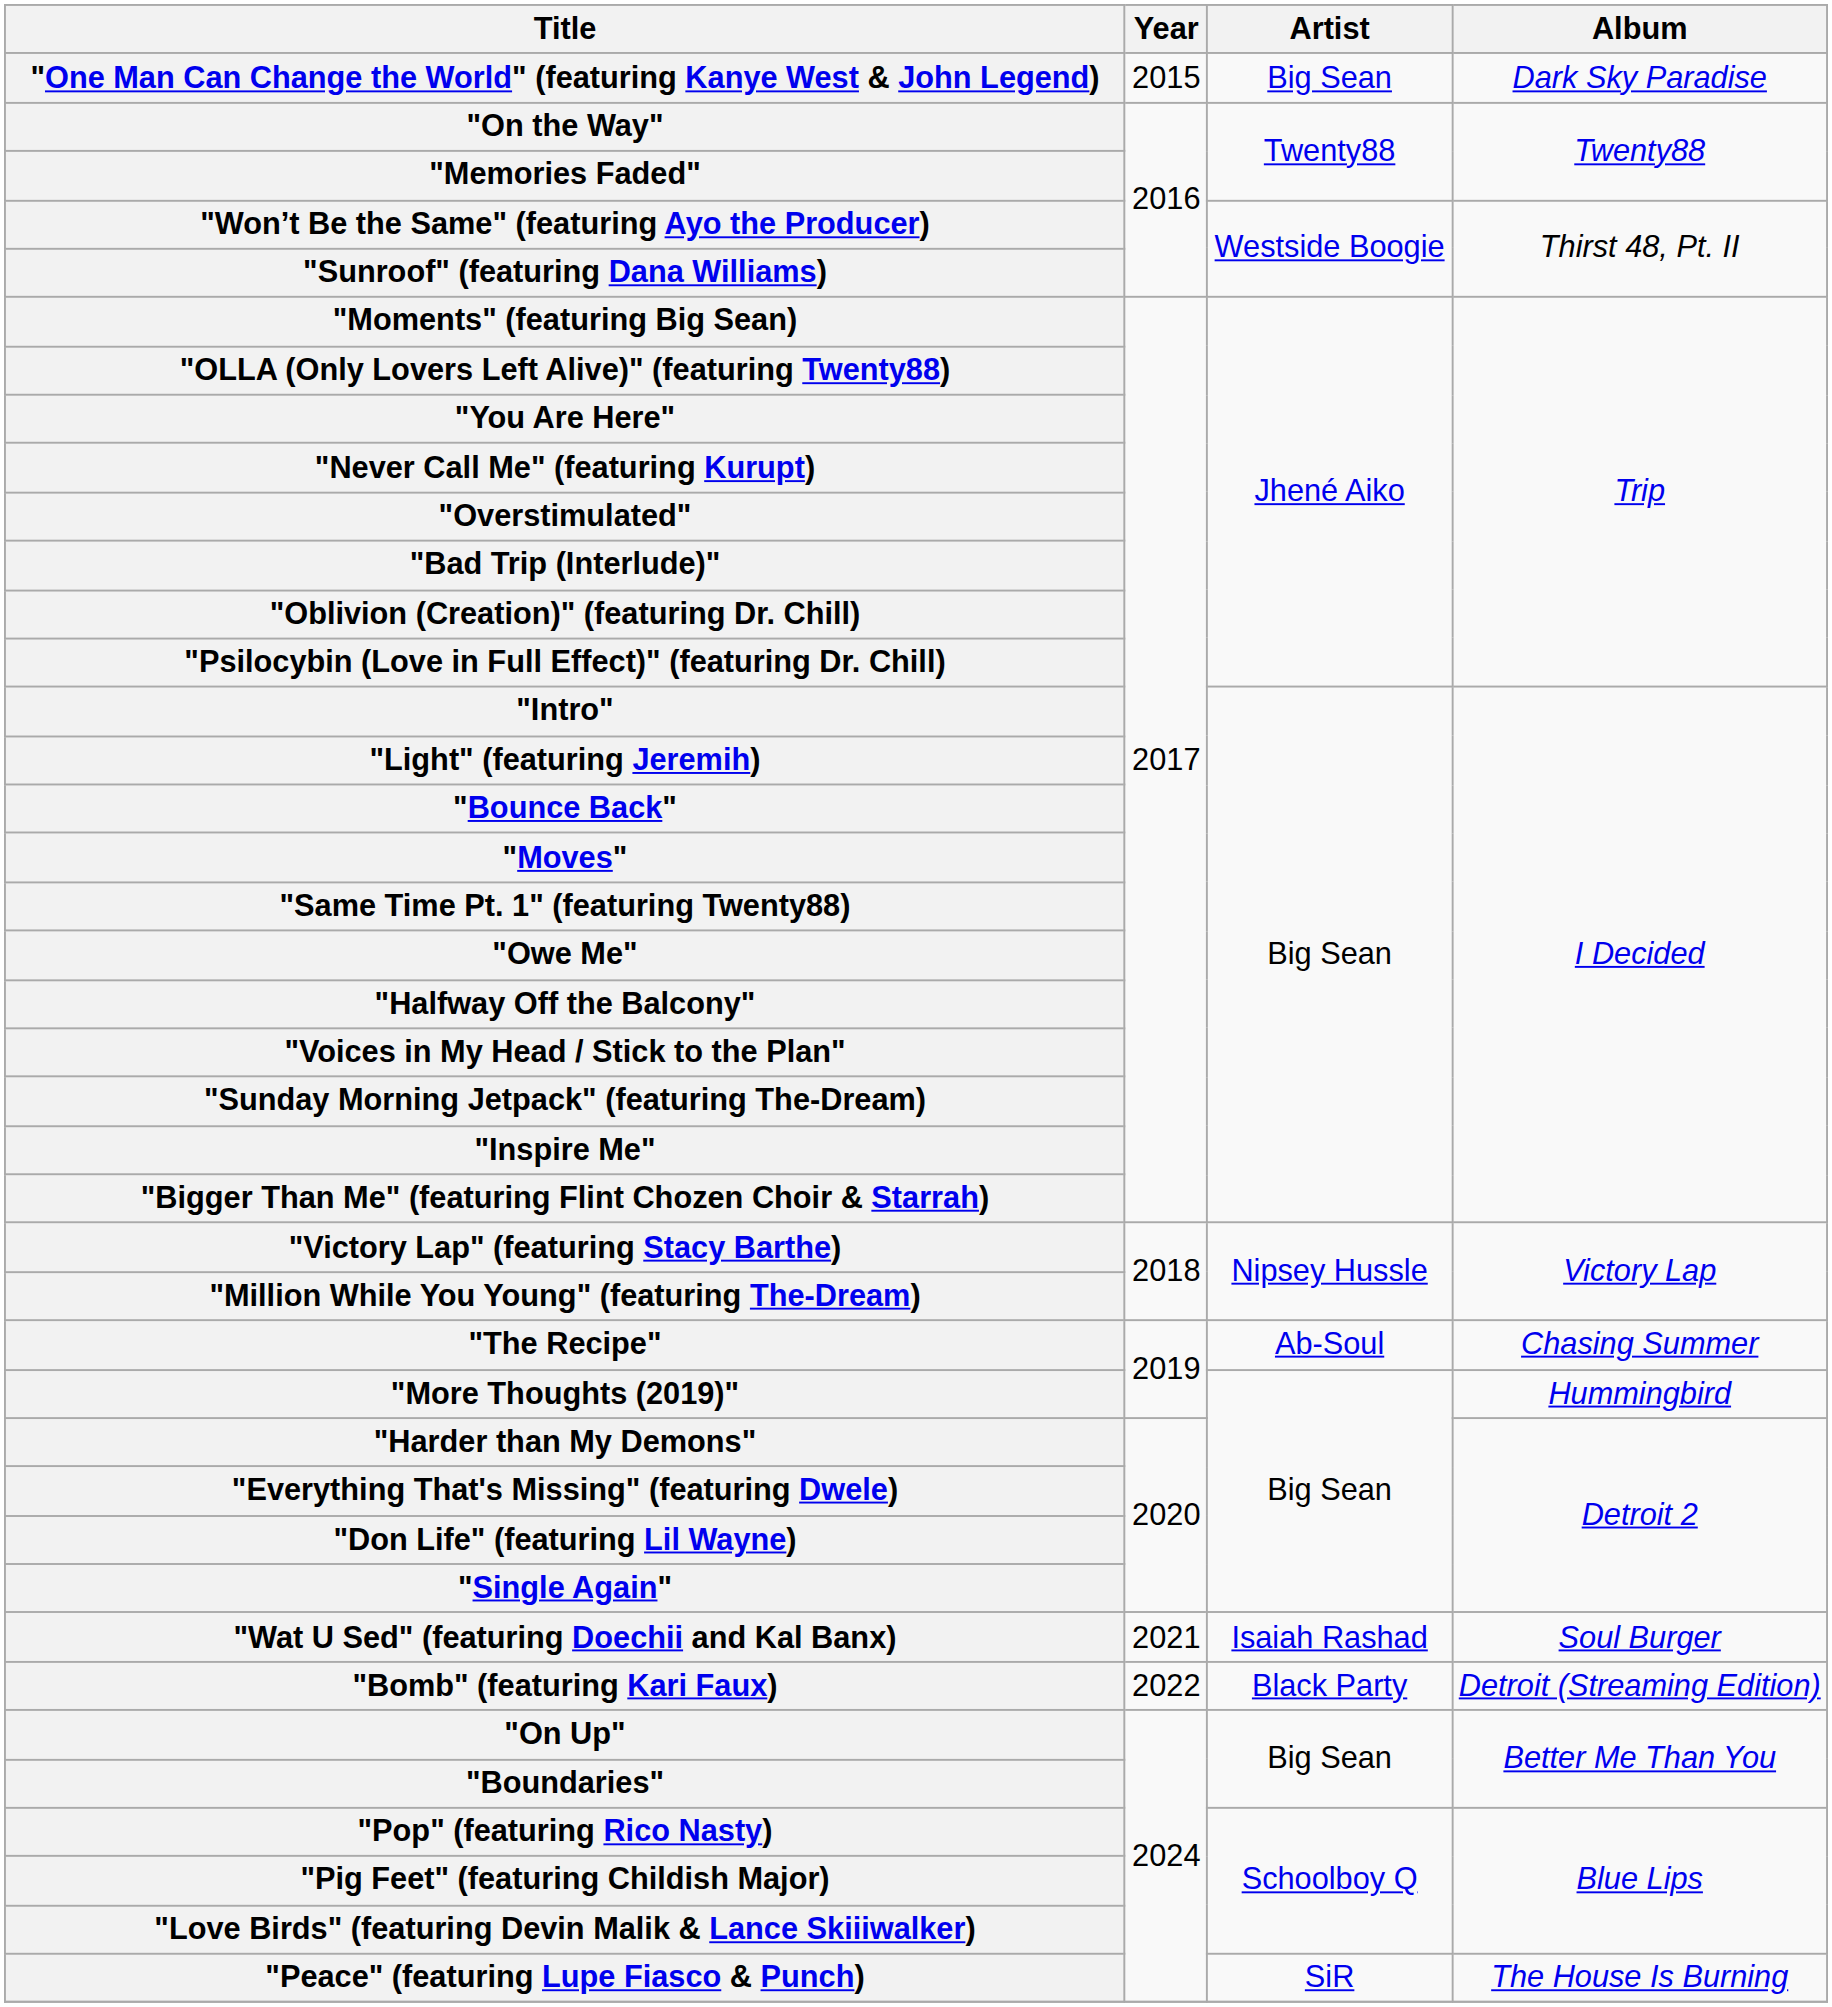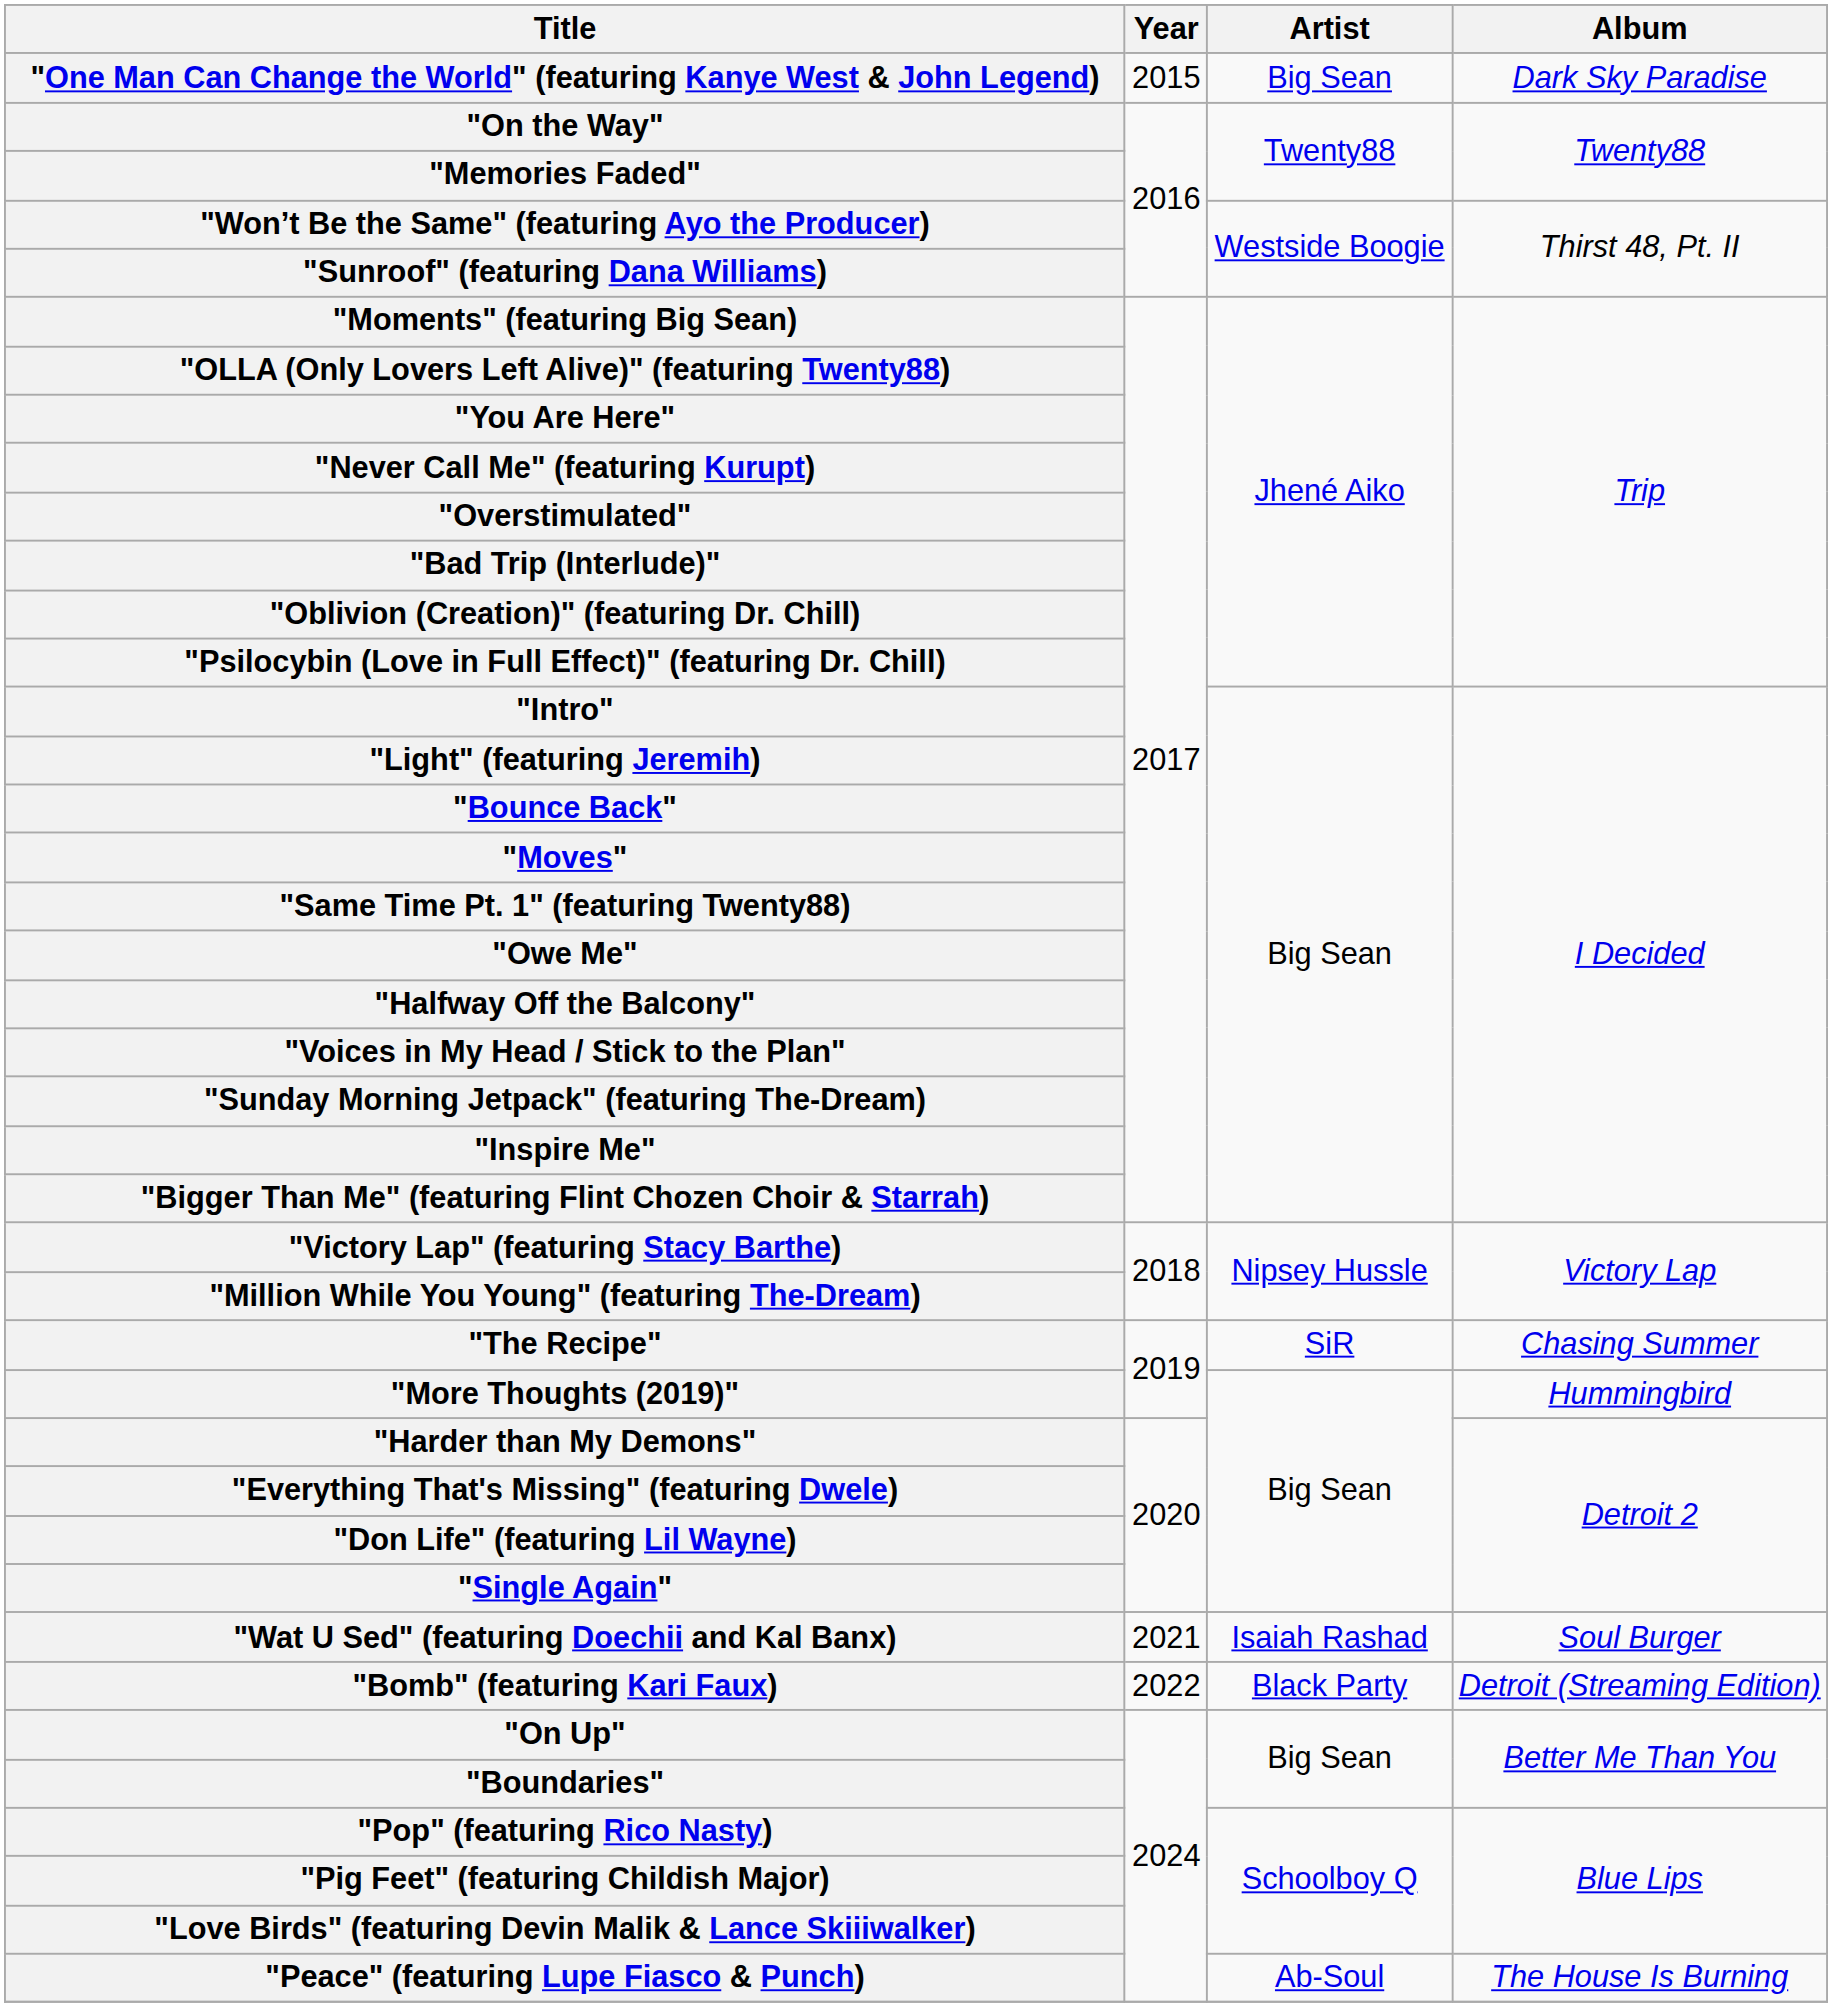(1330, 1344) Ab-Soul -> (1330, 1344) SiR
(1330, 1977) SiR -> (1330, 1977) Ab-Soul
